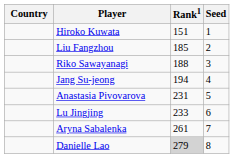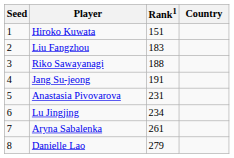columns swapped: (29, 13) <-> (216, 13)
(181, 47) 185 -> (156, 47) 183
(181, 80) 194 -> (156, 80) 191
(181, 112) 233 -> (156, 112) 234
(181, 145) lightgrey background -> (156, 145) no background
